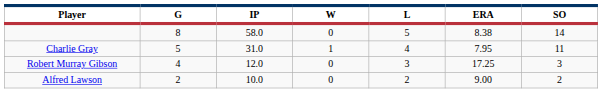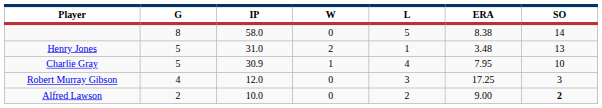+ row: (72, 48)
(254, 48) 31.0 -> (254, 64) 30.9
(560, 48) 11 -> (560, 64) 10
(560, 80) normal -> (560, 95) bold
